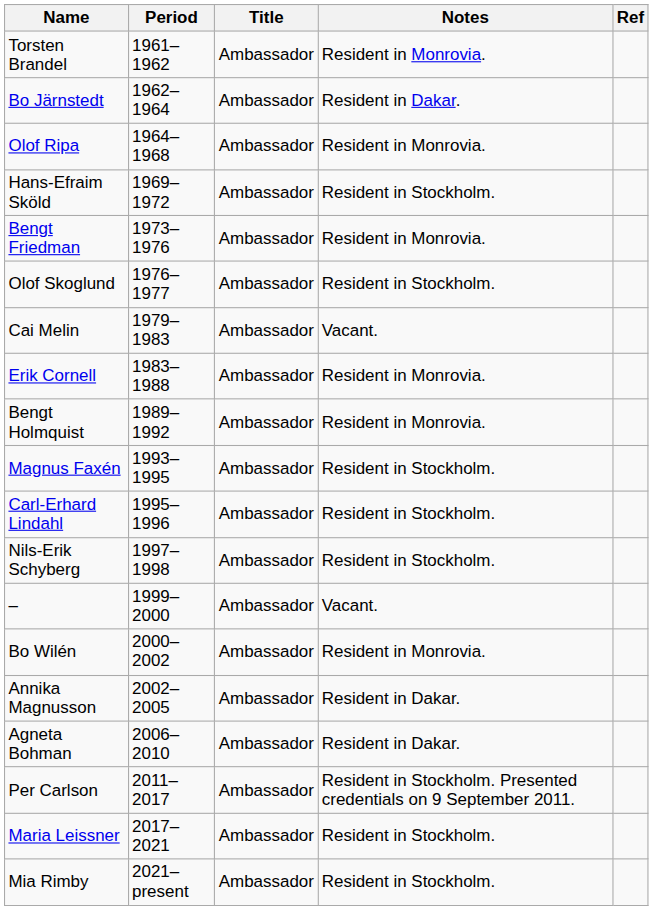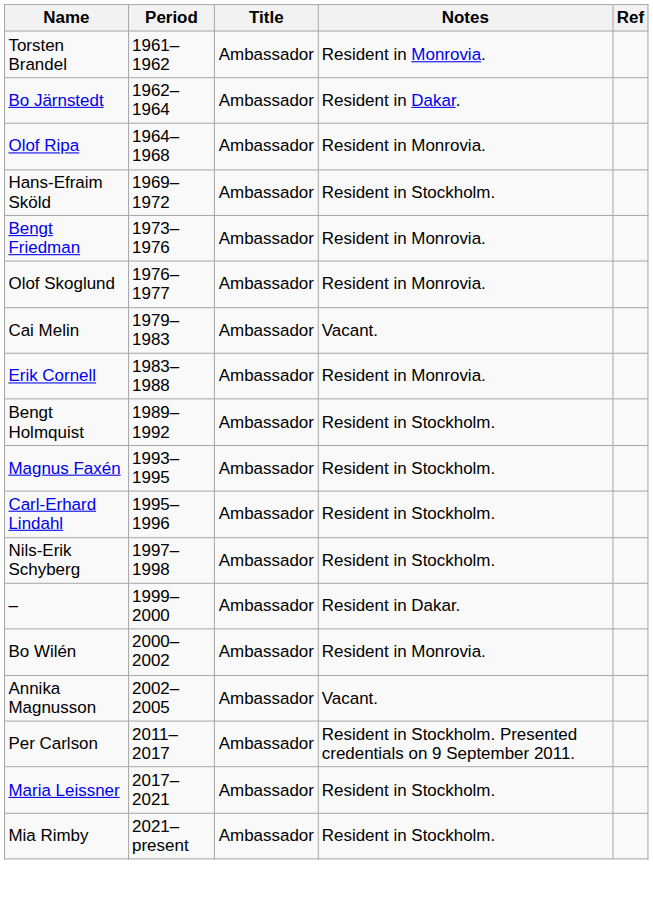(408, 284) Resident in Stockholm. -> (404, 284) Resident in Monrovia.
(404, 422) Resident in Monrovia. -> (408, 422) Resident in Stockholm.
(350, 606) Vacant. -> (391, 606) Resident in Dakar.
(391, 698) Resident in Dakar. -> (350, 698) Vacant.
- row: (40, 744)
